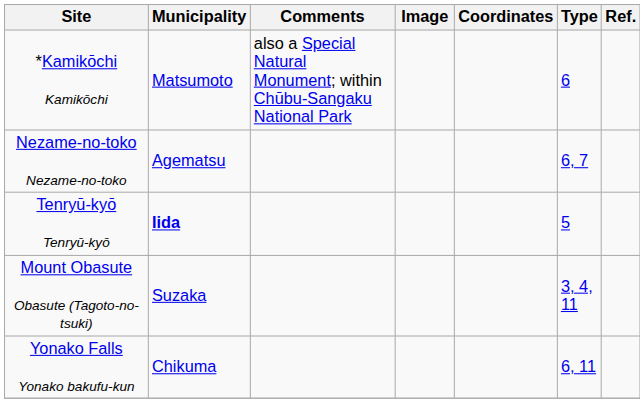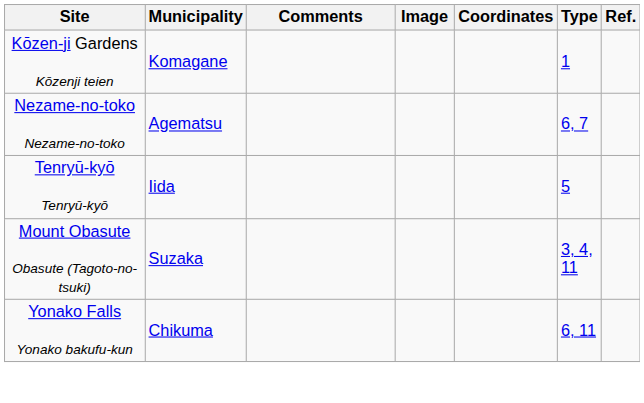- row: (76, 80)
+ row: (75, 61)
(166, 223) bold -> (162, 186) normal
